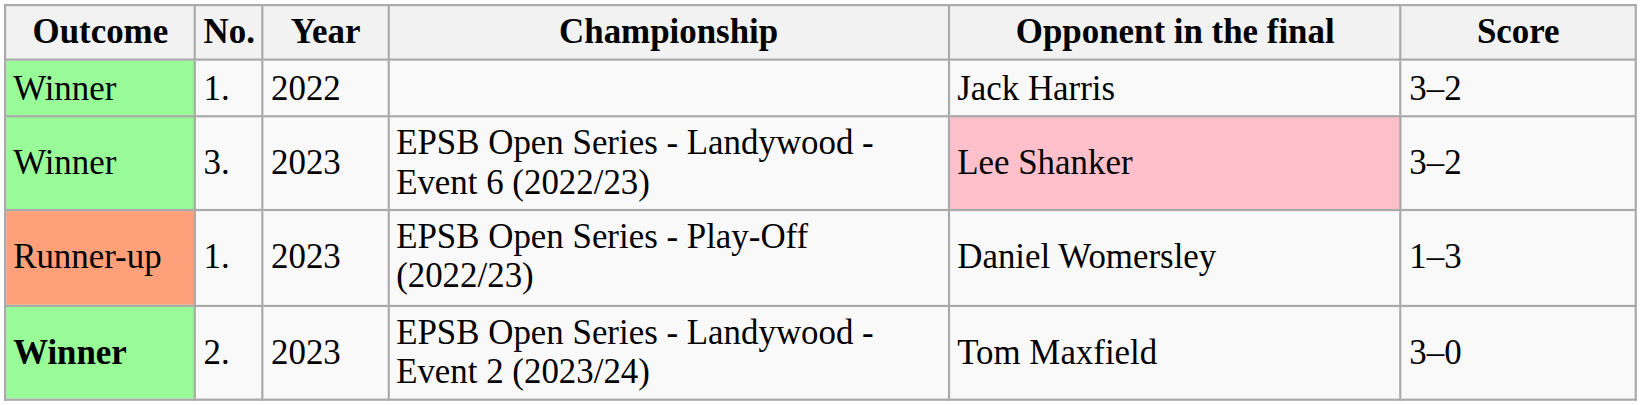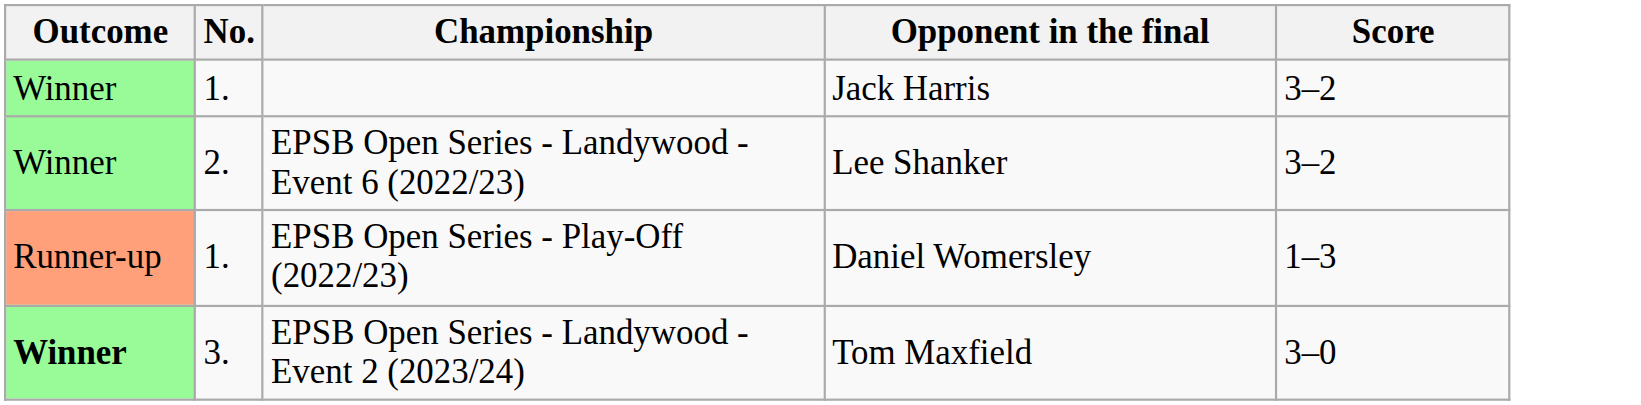- column: (326, 32)
(217, 162) 3. -> (217, 162) 2.
(1045, 162) pink background -> (920, 162) no background
(217, 351) 2. -> (217, 351) 3.
